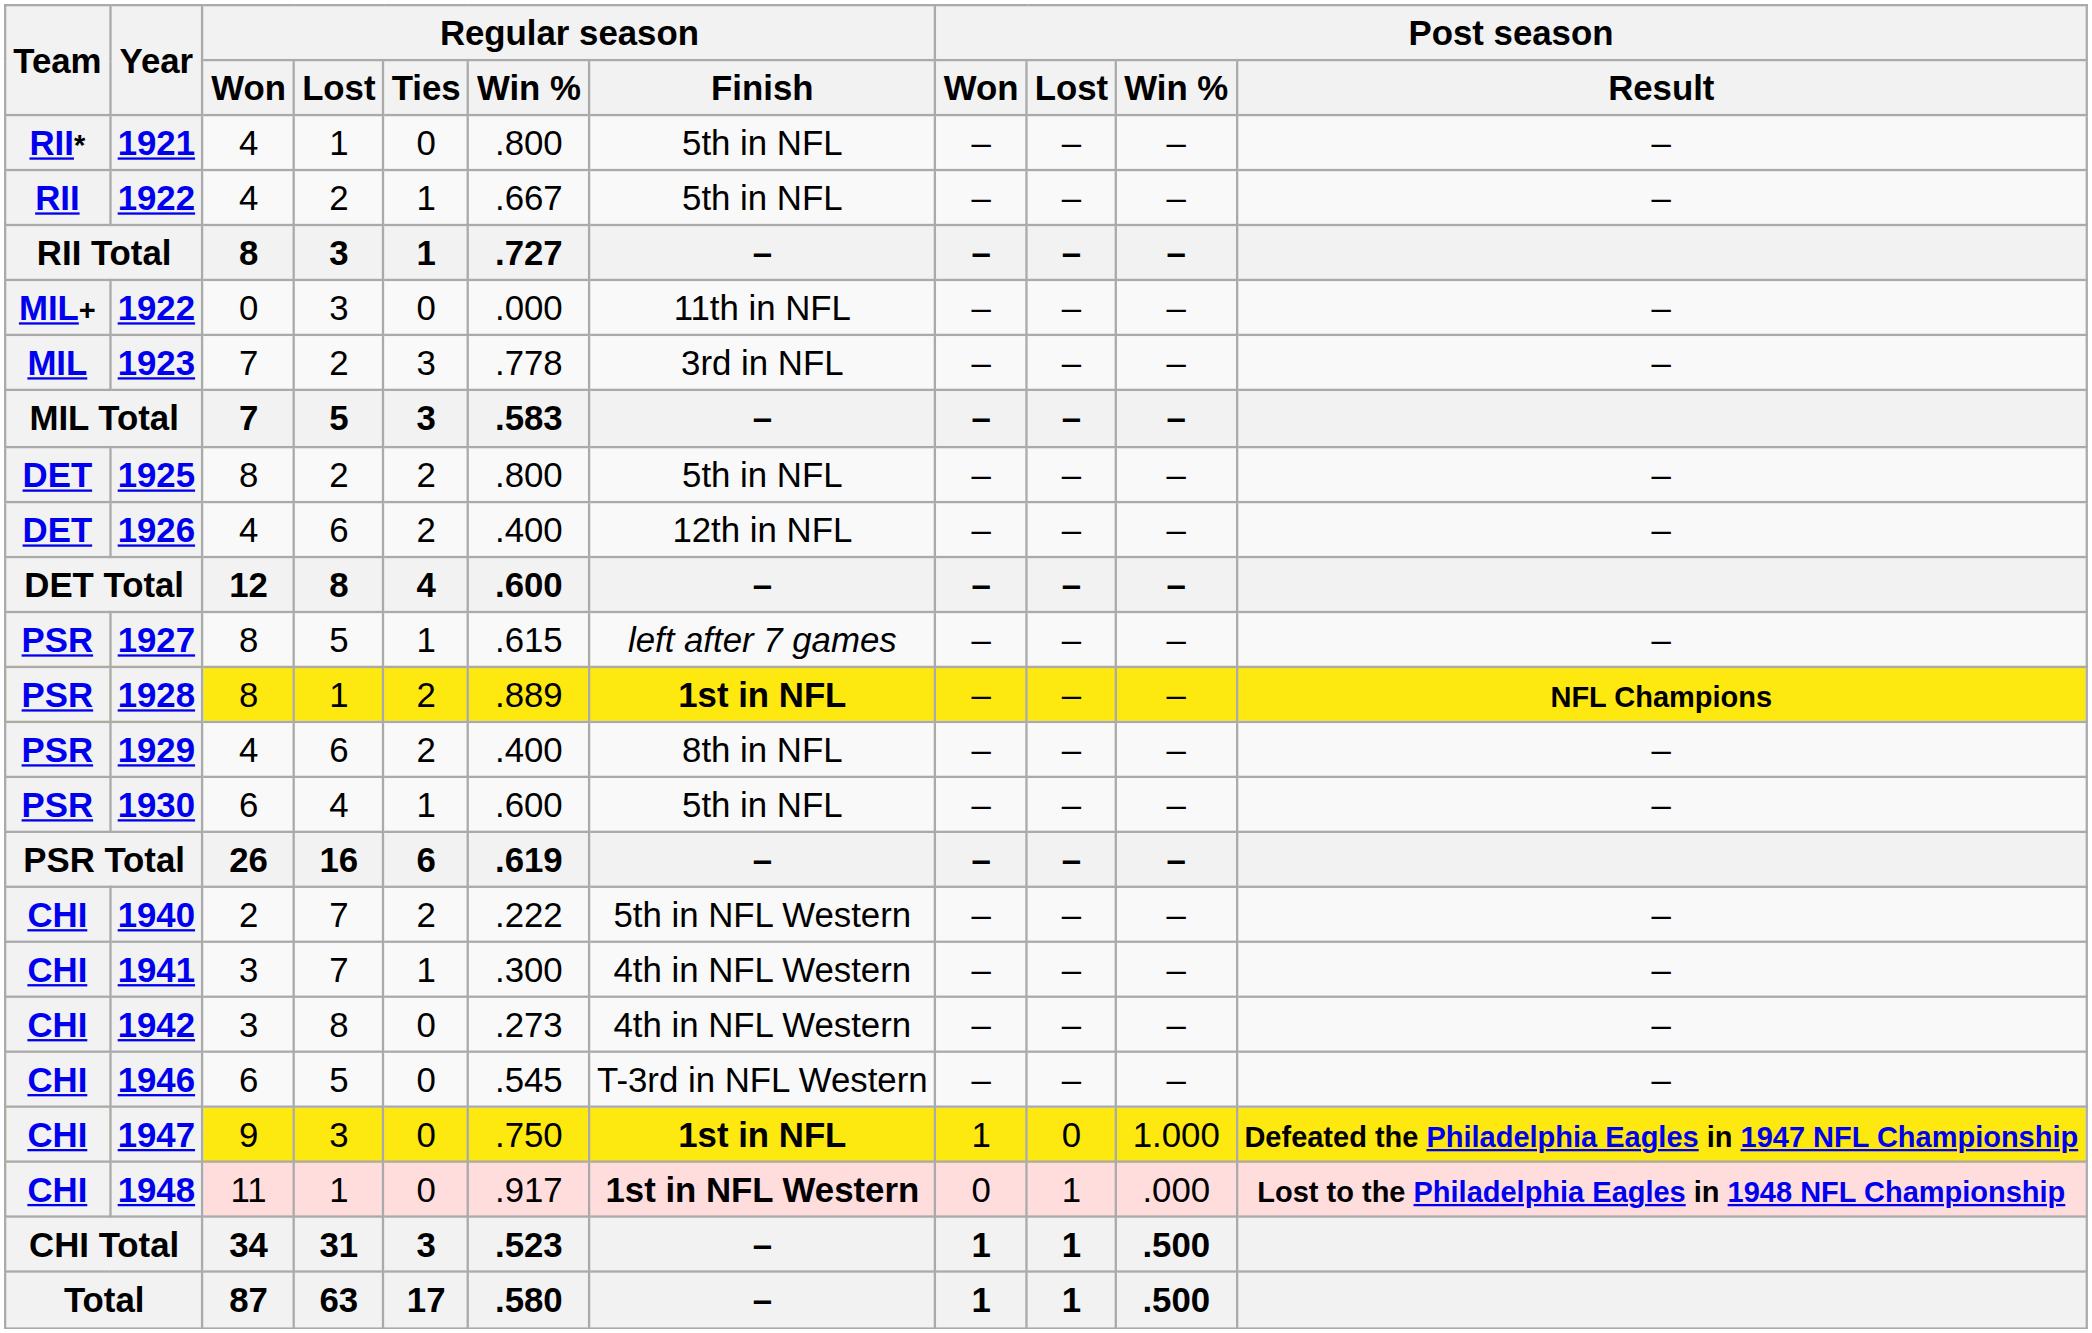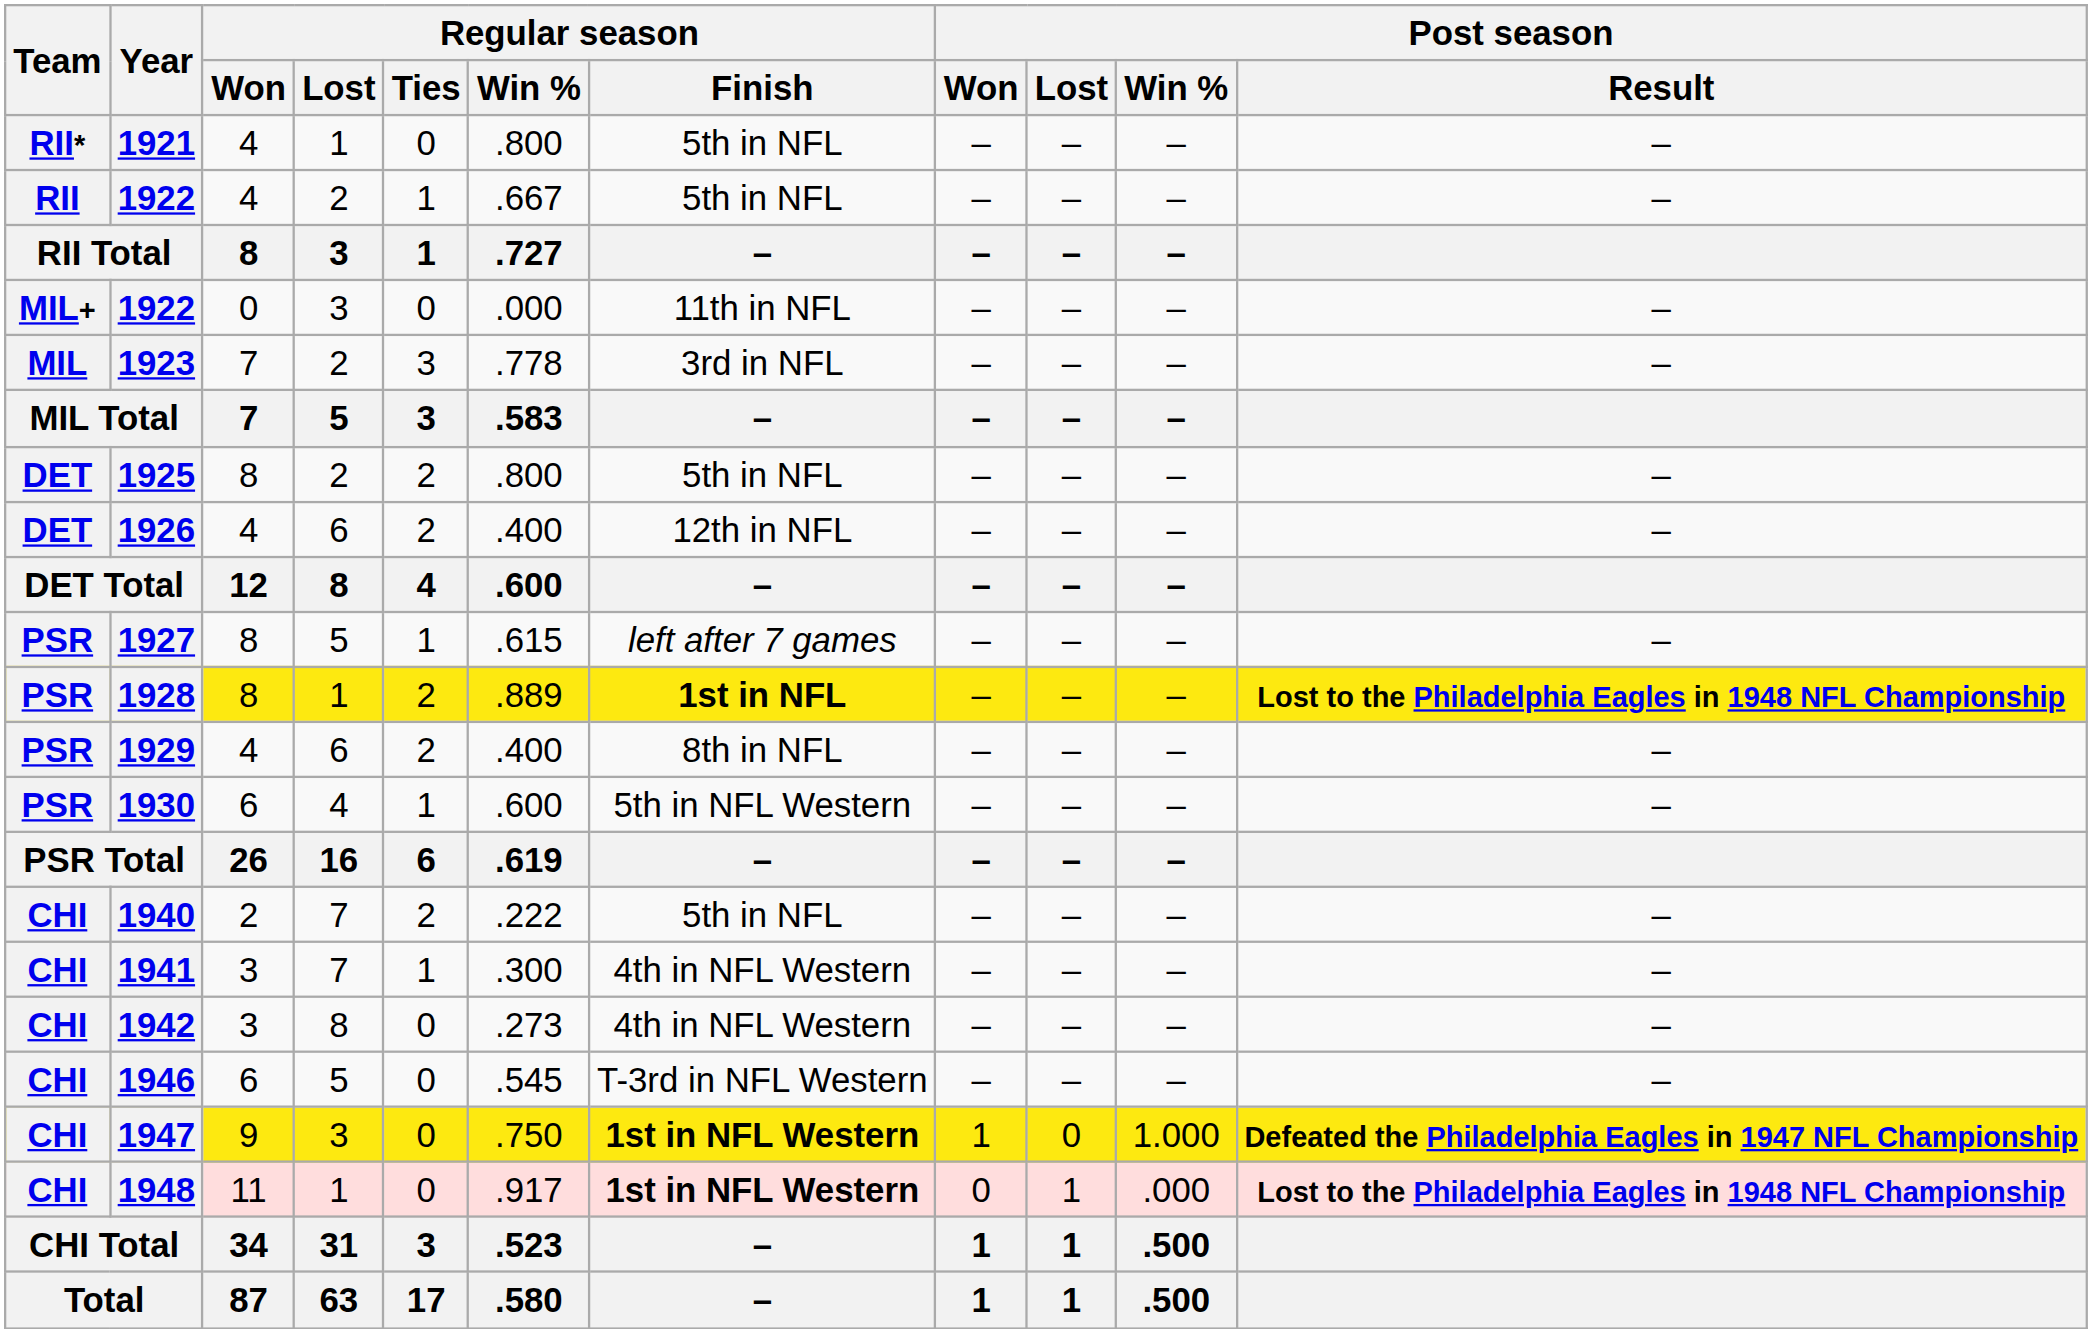(1661, 698) NFL Champions -> (1661, 698) Lost to the Philadelphia Eagles in 1948 NFL Championship
(762, 804) 5th in NFL -> (762, 804) 5th in NFL Western
(762, 915) 5th in NFL Western -> (762, 915) 5th in NFL
(762, 1135) 1st in NFL -> (762, 1135) 1st in NFL Western
